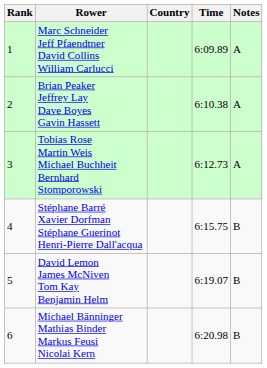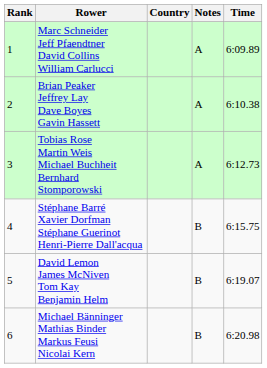columns swapped: (211, 13) <-> (246, 13)
